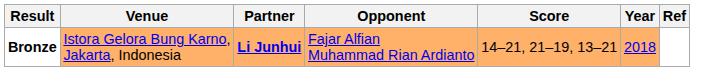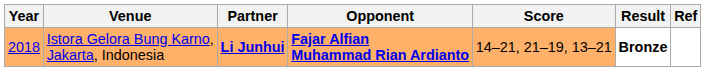columns swapped: (640, 16) <-> (32, 16)
(391, 47) normal -> (380, 47) bold
